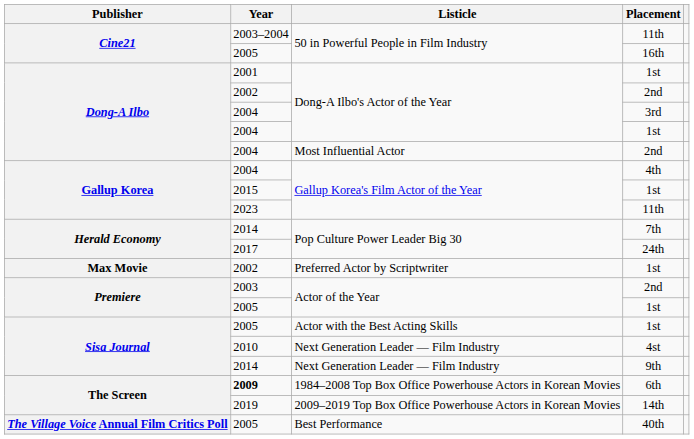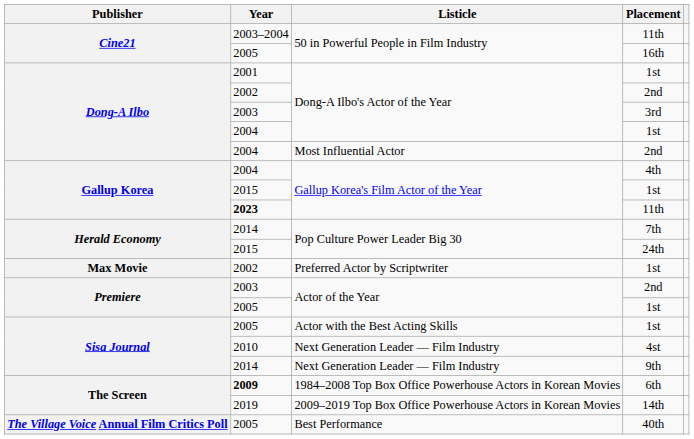(246, 111) 2004 -> (246, 111) 2003
(246, 209) normal -> (246, 209) bold
(246, 248) 2017 -> (246, 248) 2015
